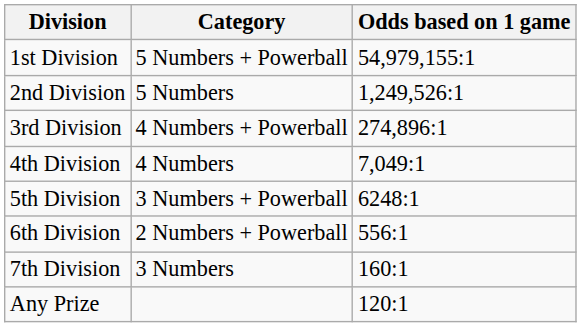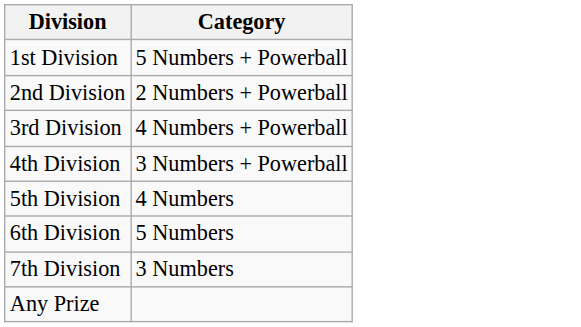- column: (464, 22)
(185, 92) 5 Numbers -> (242, 92) 2 Numbers + Powerball
(185, 163) 4 Numbers -> (242, 163) 3 Numbers + Powerball
(242, 198) 3 Numbers + Powerball -> (185, 198) 4 Numbers
(242, 233) 2 Numbers + Powerball -> (185, 233) 5 Numbers
